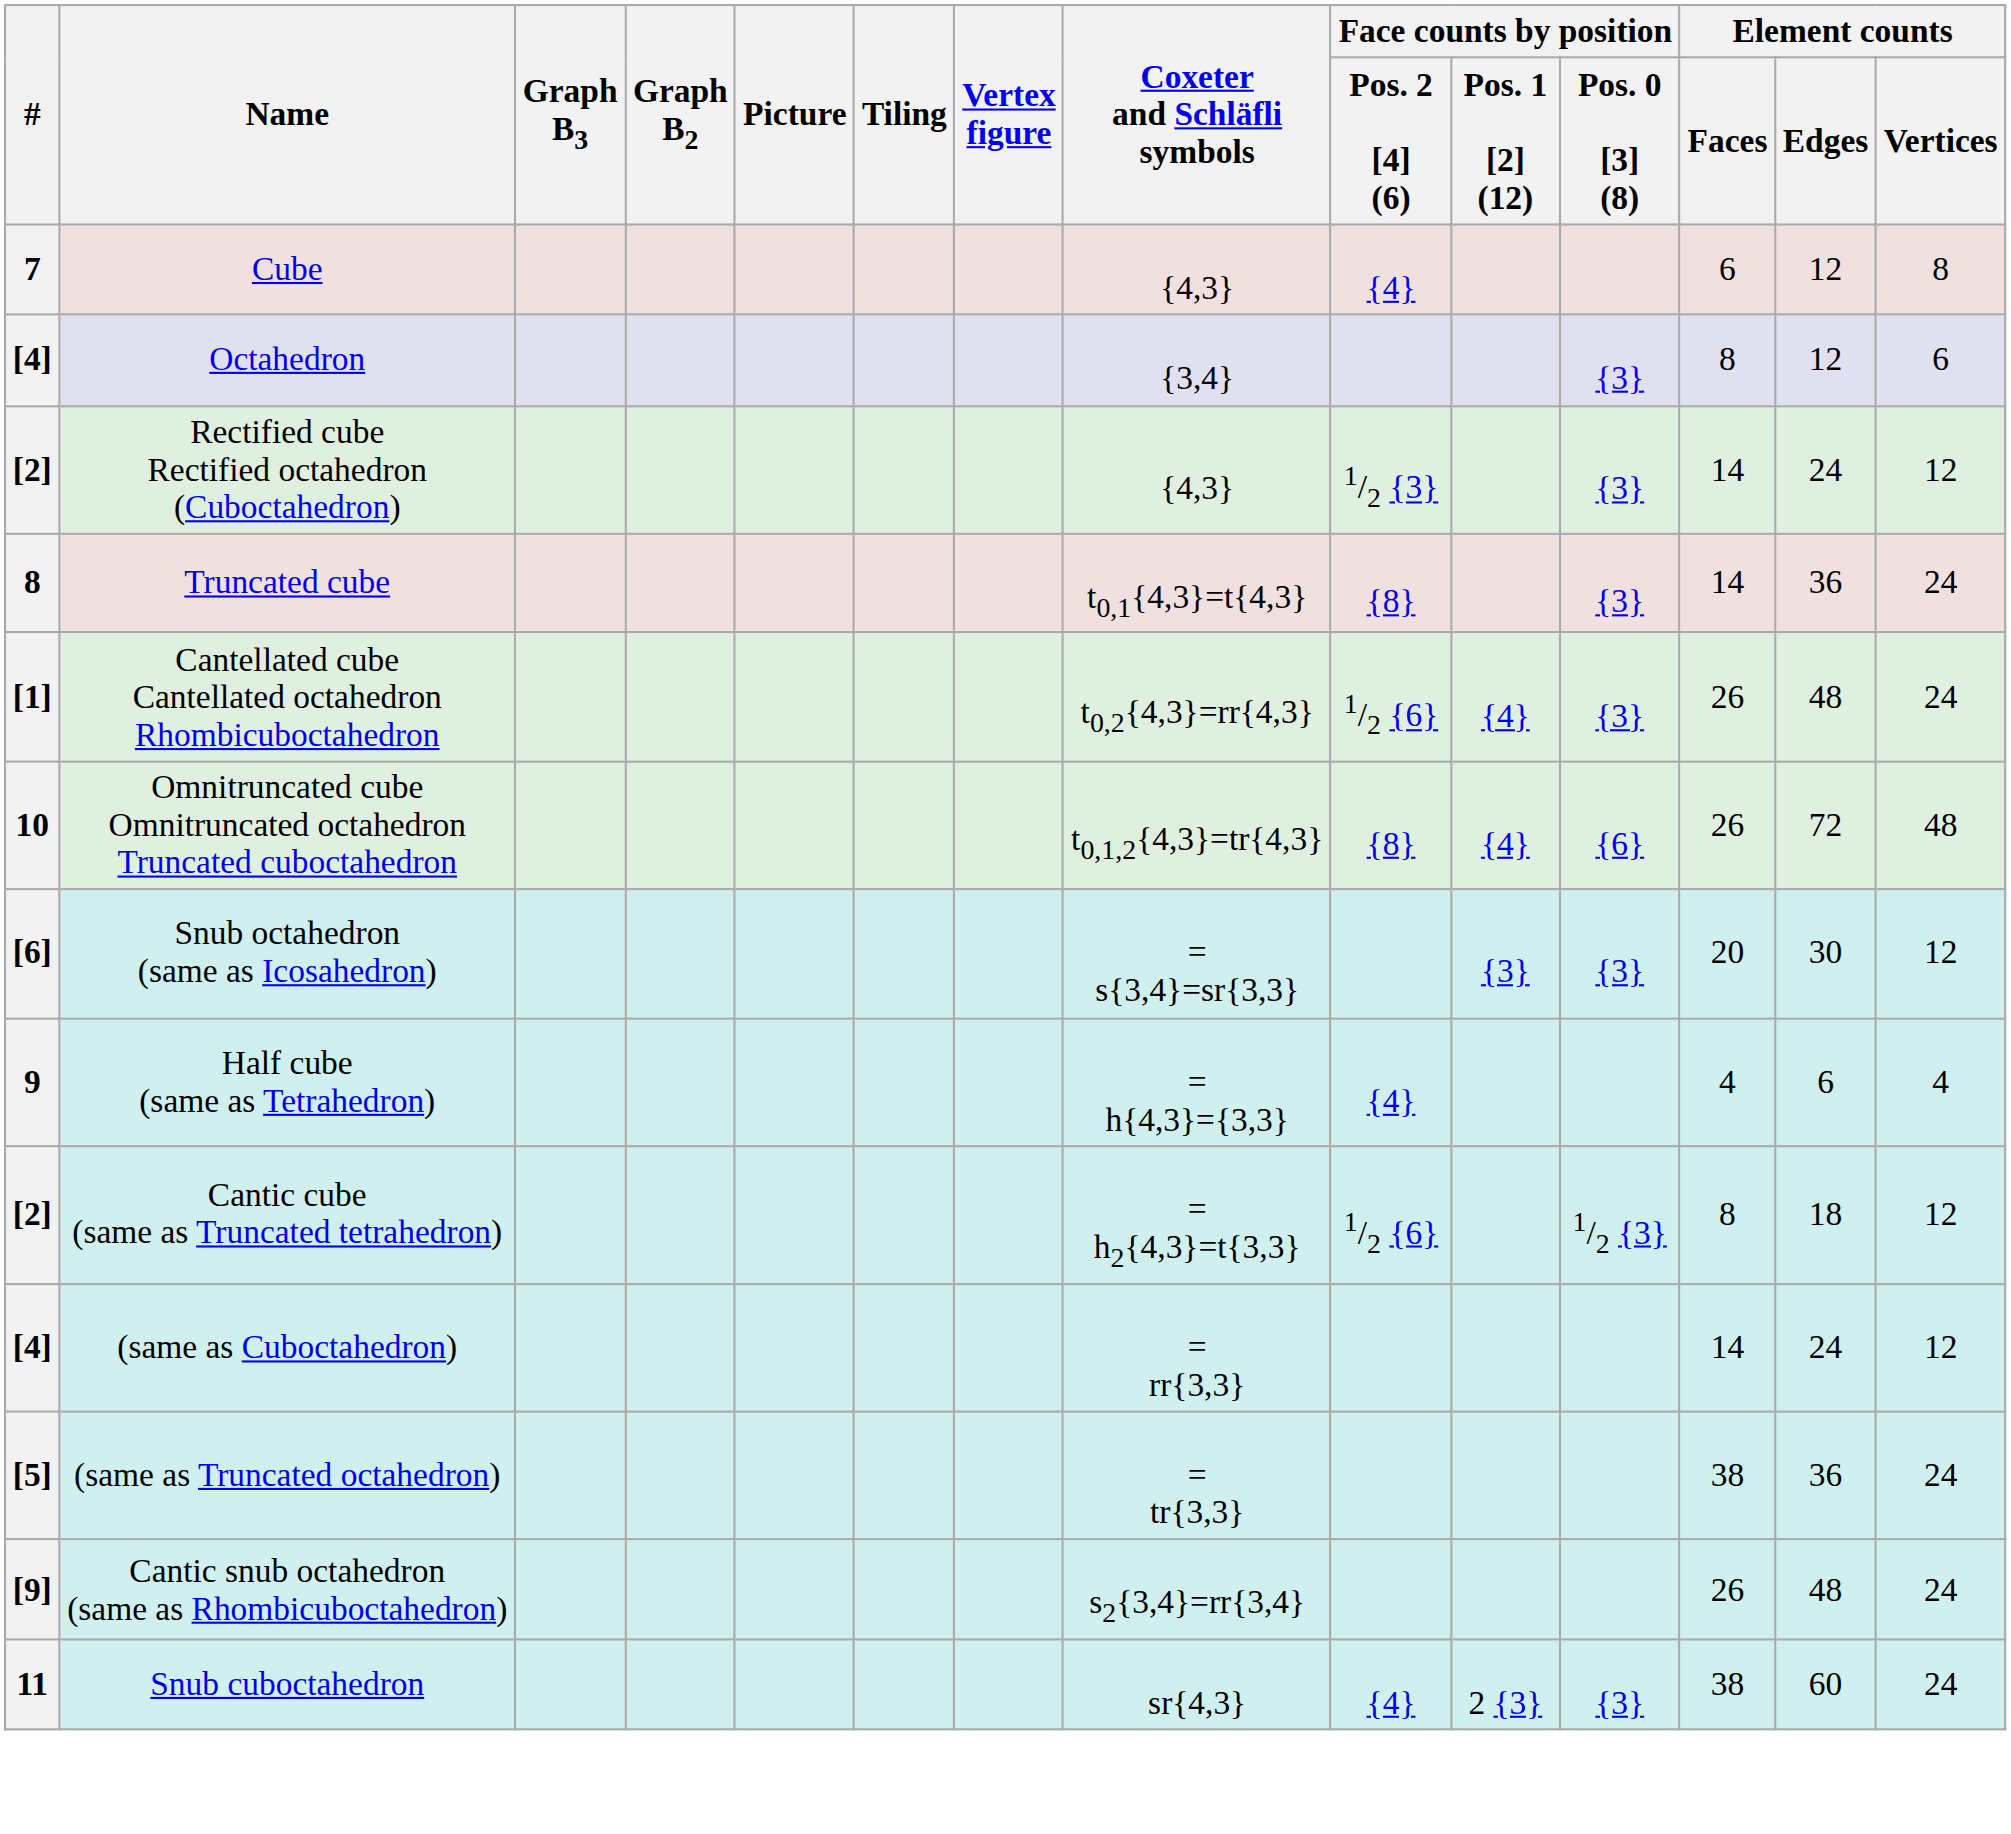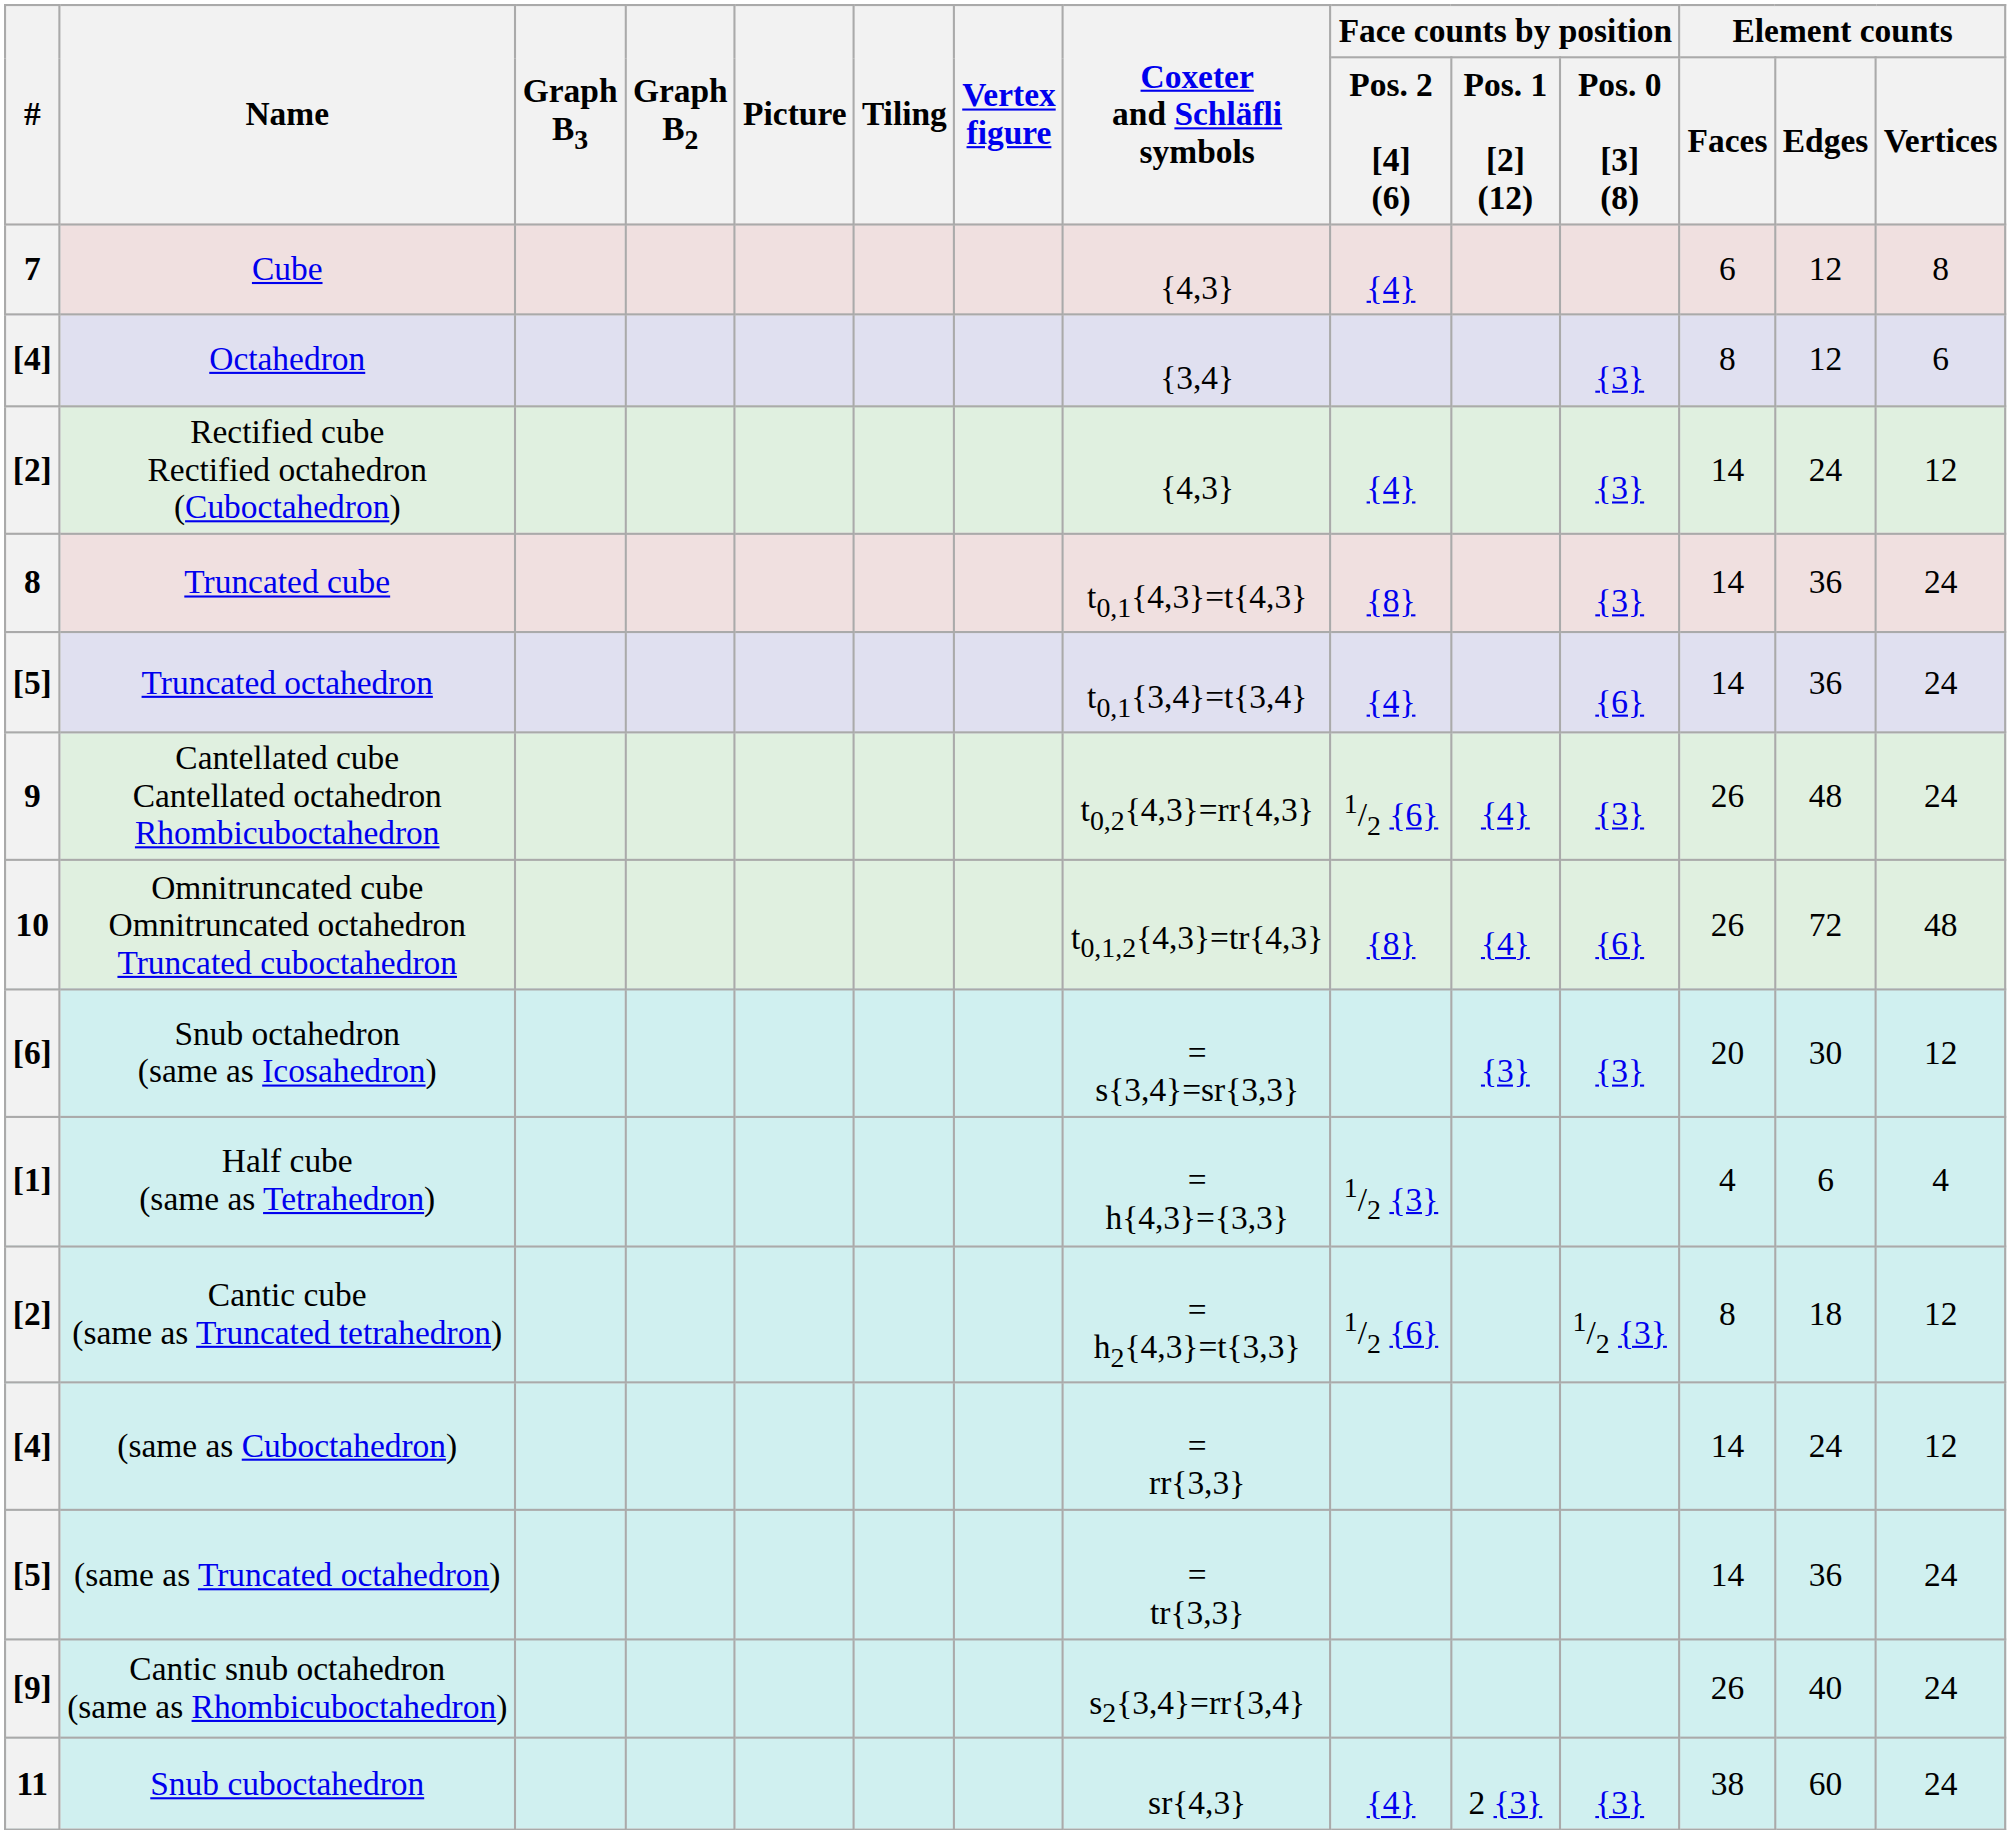(1391, 487) 1/2 {3} -> (1391, 487) {4}
+ row: (287, 682)
(32, 696) [1] -> (32, 795) 9
(32, 1081) 9 -> (32, 1180) [1]
(1391, 1100) {4} -> (1391, 1199) 1/2 {3}
(1727, 1474) 38 -> (1727, 1574) 14
(1826, 1588) 48 -> (1826, 1688) 40
